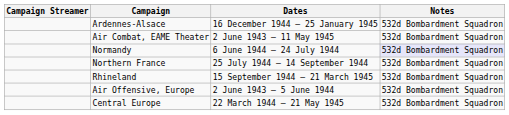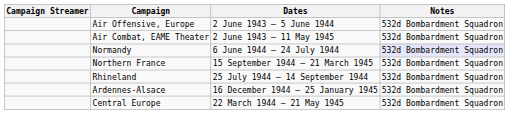rows swapped: (144, 90) <-> (129, 24)
(291, 63) 25 July 1944 – 14 September 1944 -> (293, 63) 15 September 1944 – 21 March 1945
(293, 77) 15 September 1944 – 21 March 1945 -> (291, 77) 25 July 1944 – 14 September 1944
